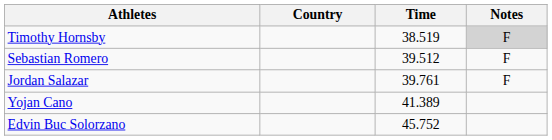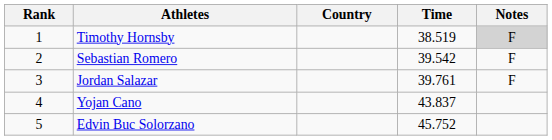+ column: (39, 15)
(421, 59) 39.512 -> (437, 59) 39.542
(421, 102) 41.389 -> (437, 102) 43.837
